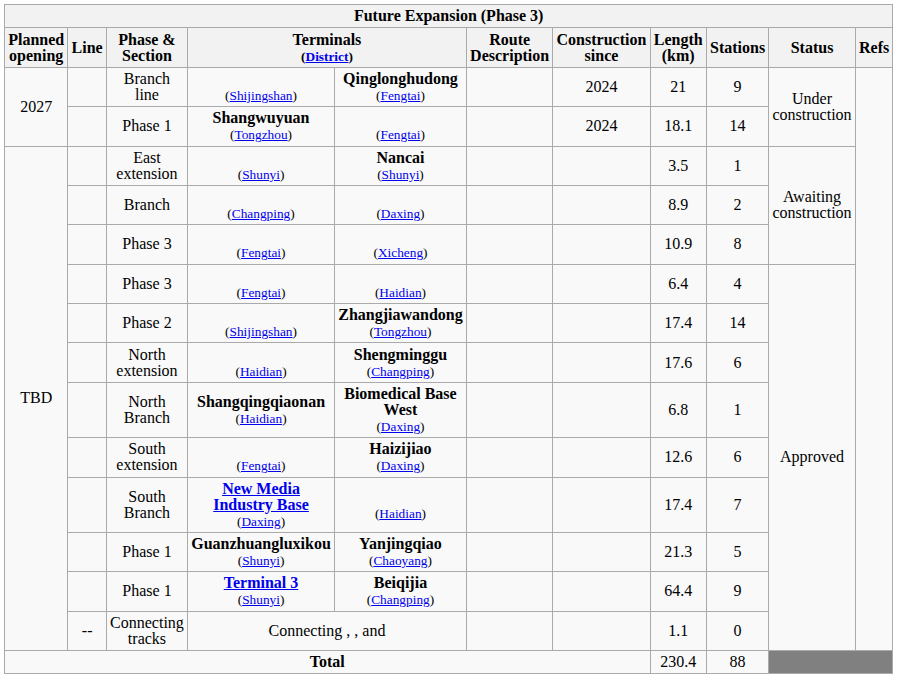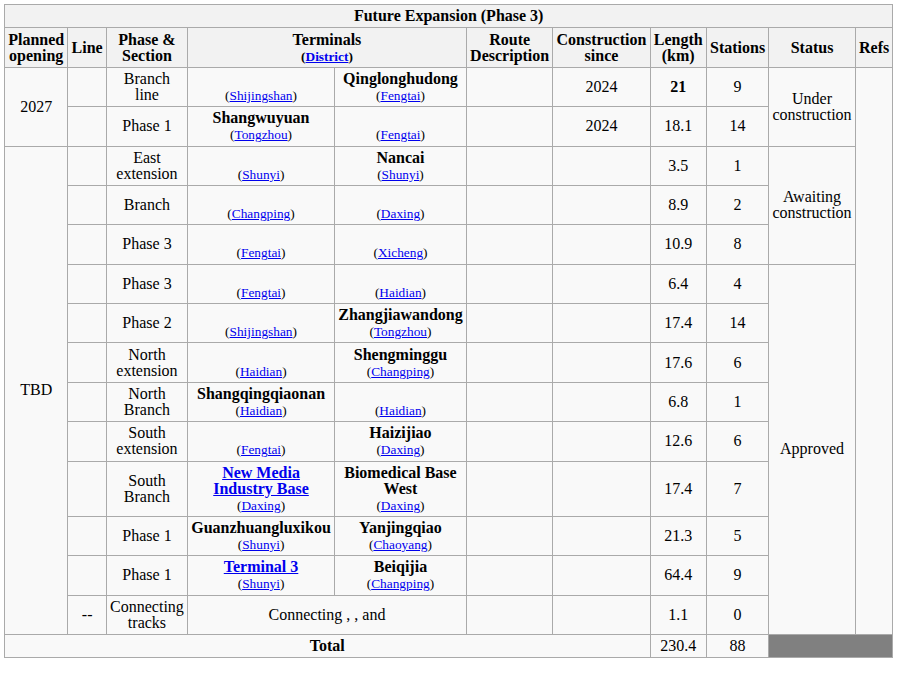(678, 86) normal -> (678, 86) bold
(400, 409) Biomedical Base West (Daxing) -> (400, 410) (Haidian)
(400, 513) (Haidian) -> (400, 488) Biomedical Base West (Daxing)
